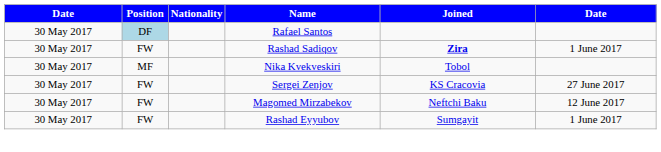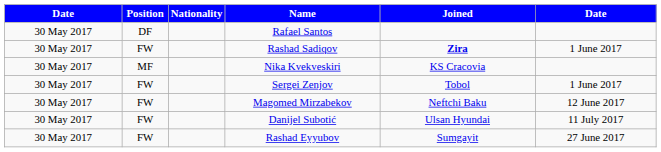(145, 31) lightblue background -> (145, 31) no background
(457, 67) Tobol -> (457, 67) KS Cracovia
(457, 85) KS Cracovia -> (457, 85) Tobol
(596, 85) 27 June 2017 -> (596, 85) 1 June 2017
+ row: (302, 120)
(596, 120) 1 June 2017 -> (596, 138) 27 June 2017
